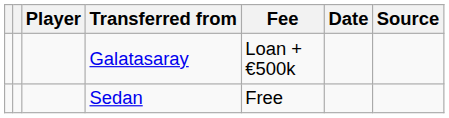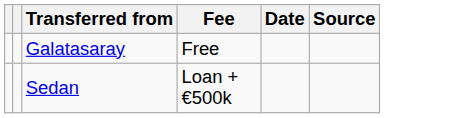- column: (53, 19)
(274, 58) Loan + €500k -> (200, 48) Free
(264, 98) Free -> (210, 87) Loan + €500k
